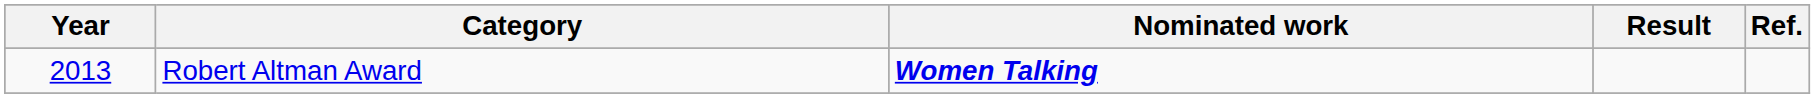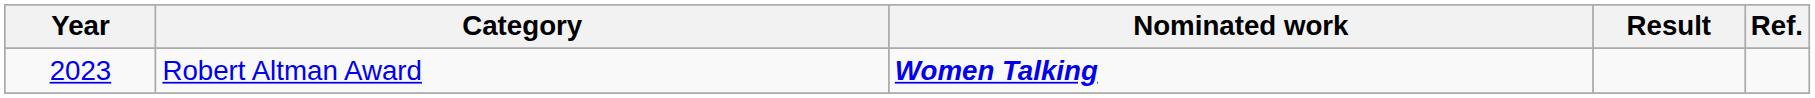(80, 70) 2013 -> (80, 70) 2023
